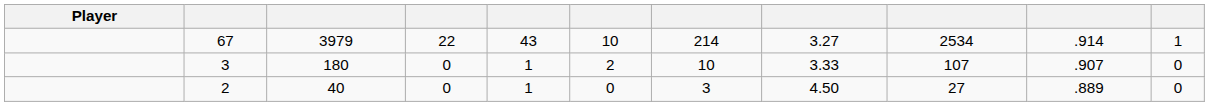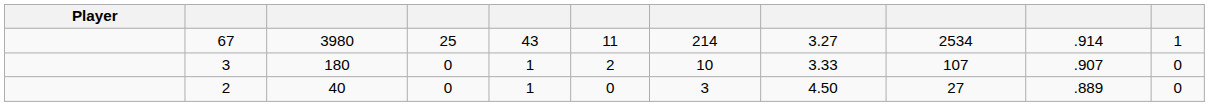(336, 40) 3979 -> (337, 40) 3980
(447, 40) 22 -> (448, 40) 25
(610, 40) 10 -> (610, 40) 11
